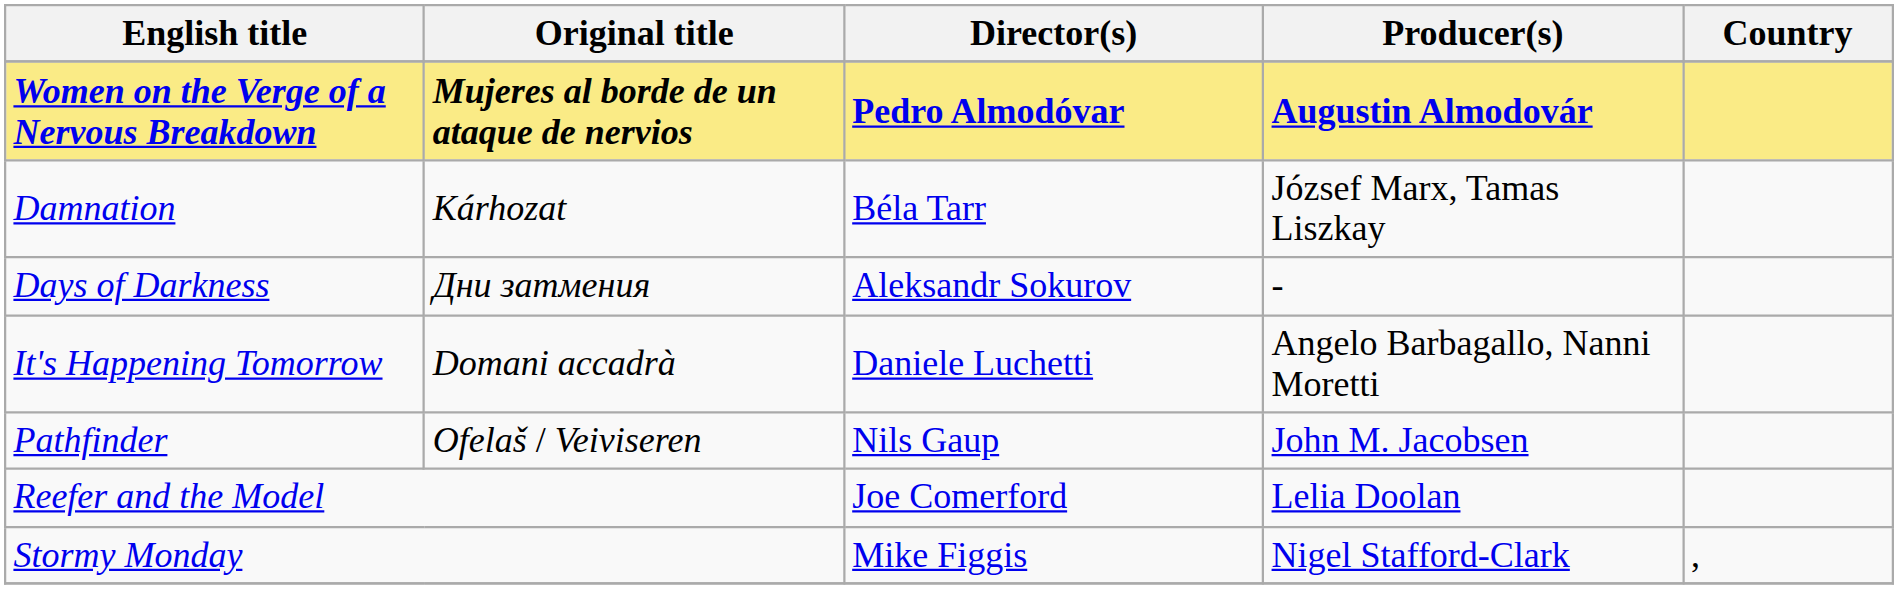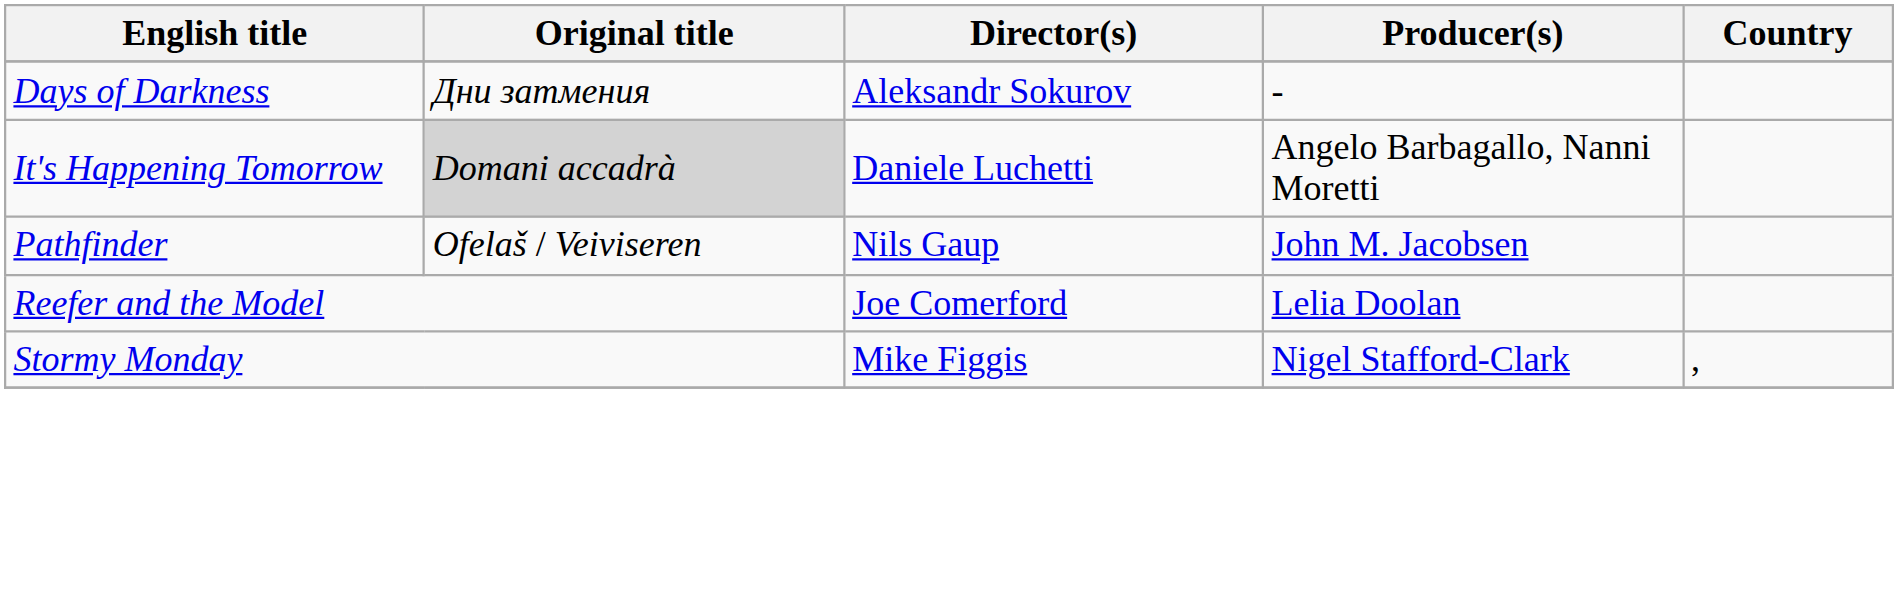- row: (200, 110)
- row: (94, 207)
(554, 362) no background -> (554, 167) lightgrey background
